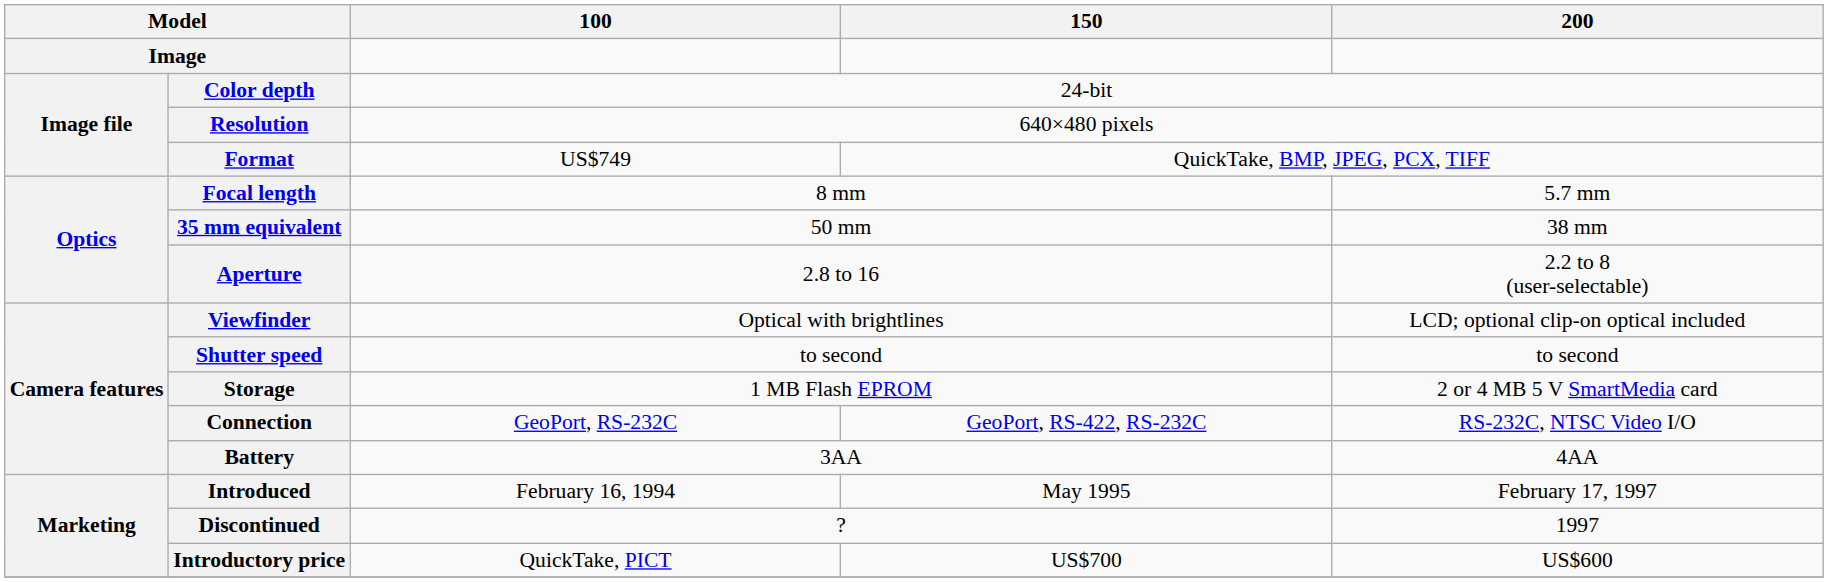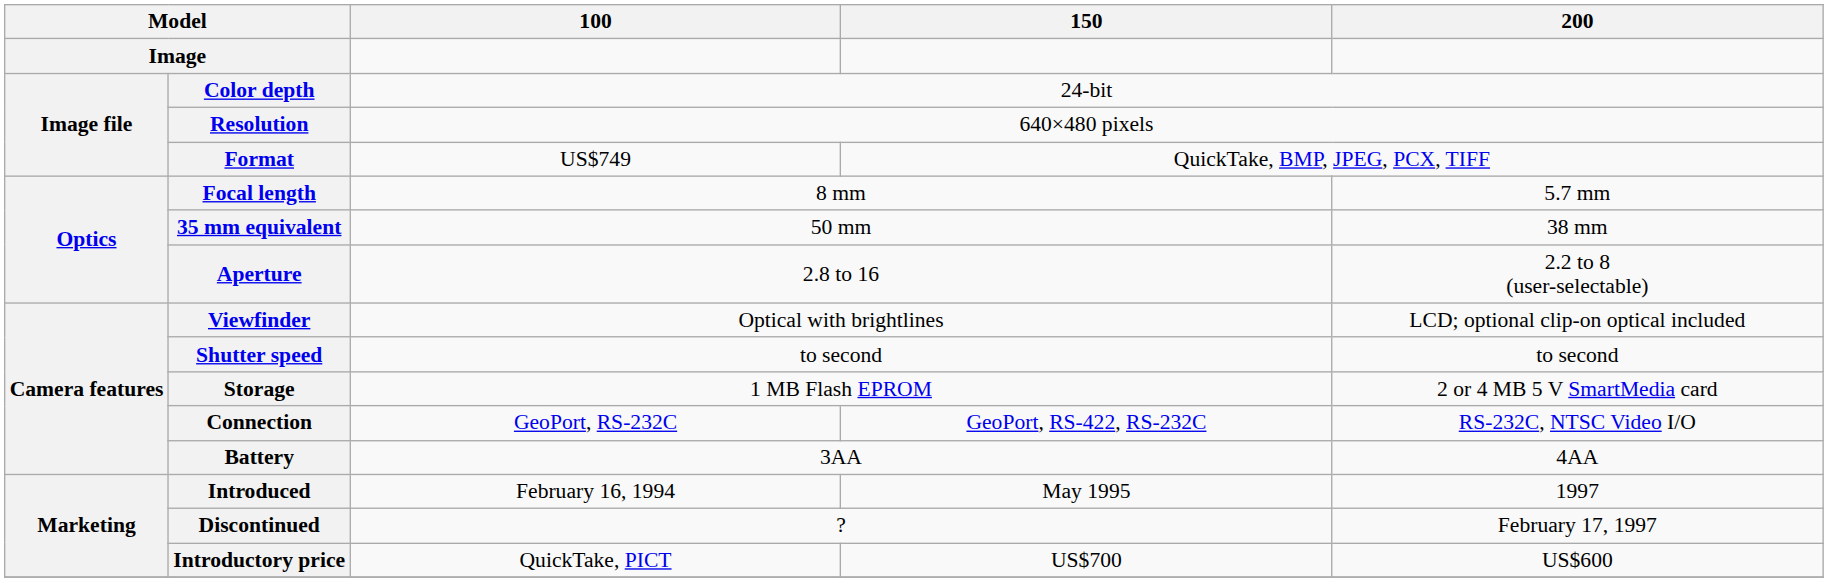(1577, 491) February 17, 1997 -> (1577, 491) 1997
(1577, 525) 1997 -> (1577, 525) February 17, 1997
